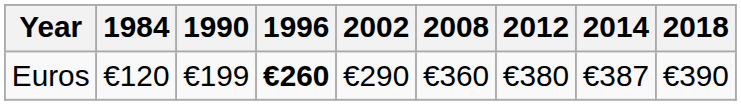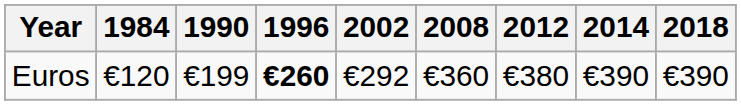(376, 75) €290 -> (376, 75) €292
(616, 75) €387 -> (616, 75) €390
